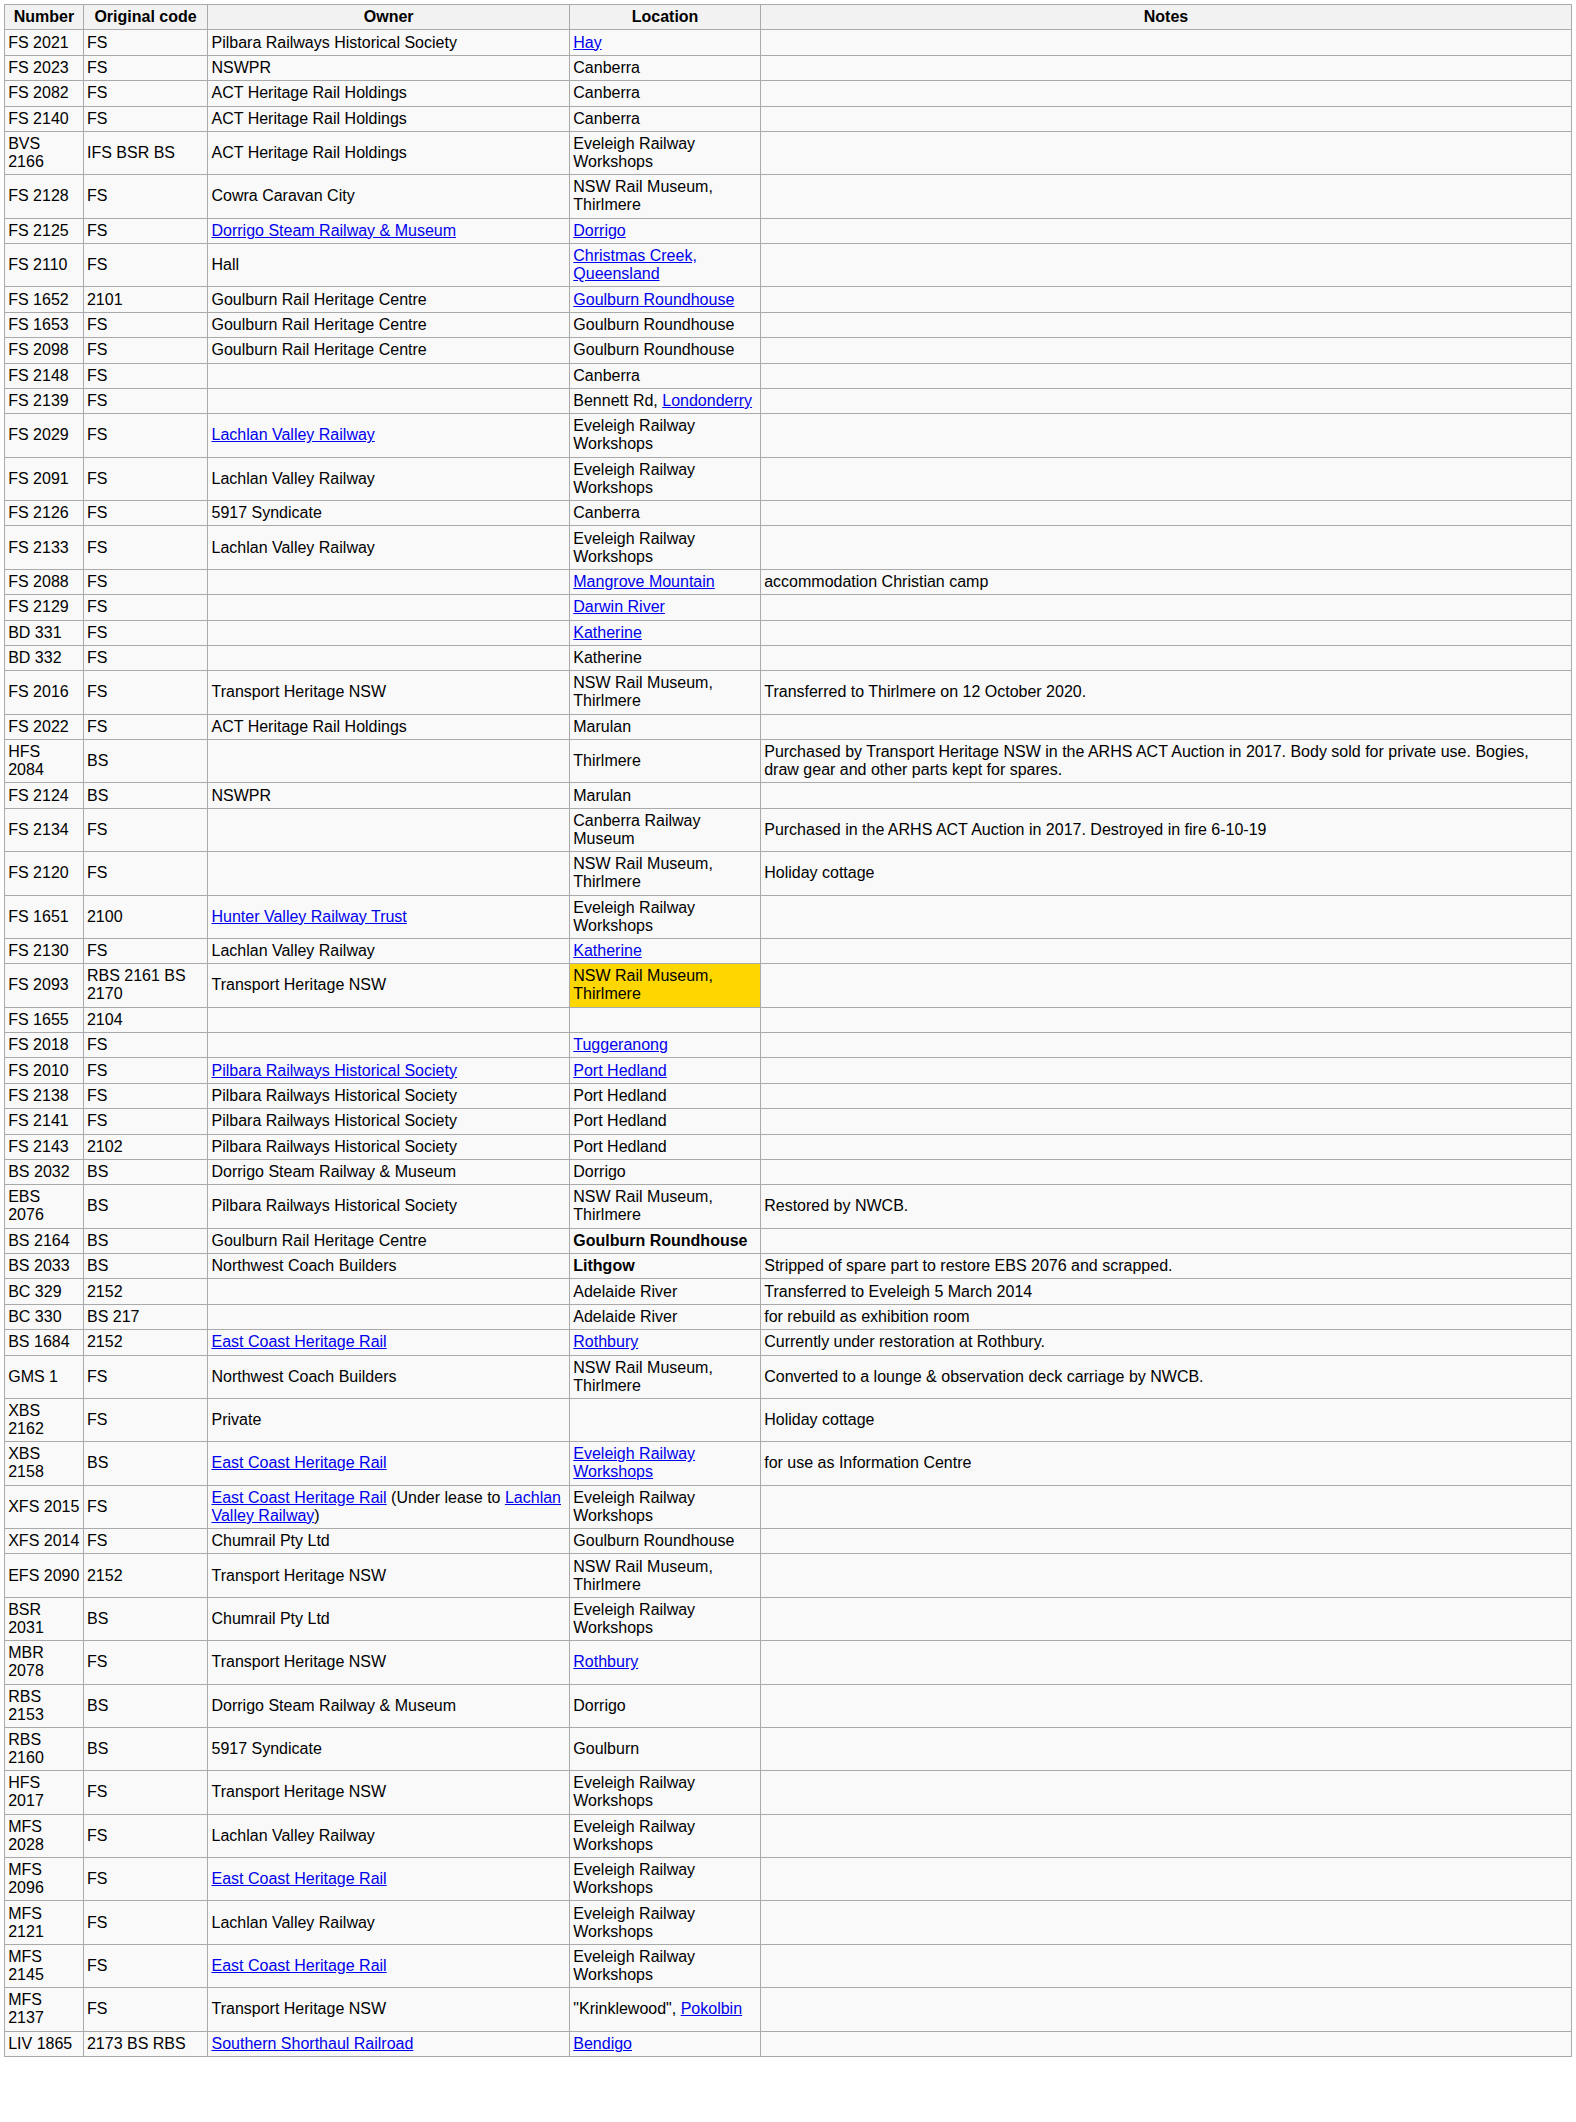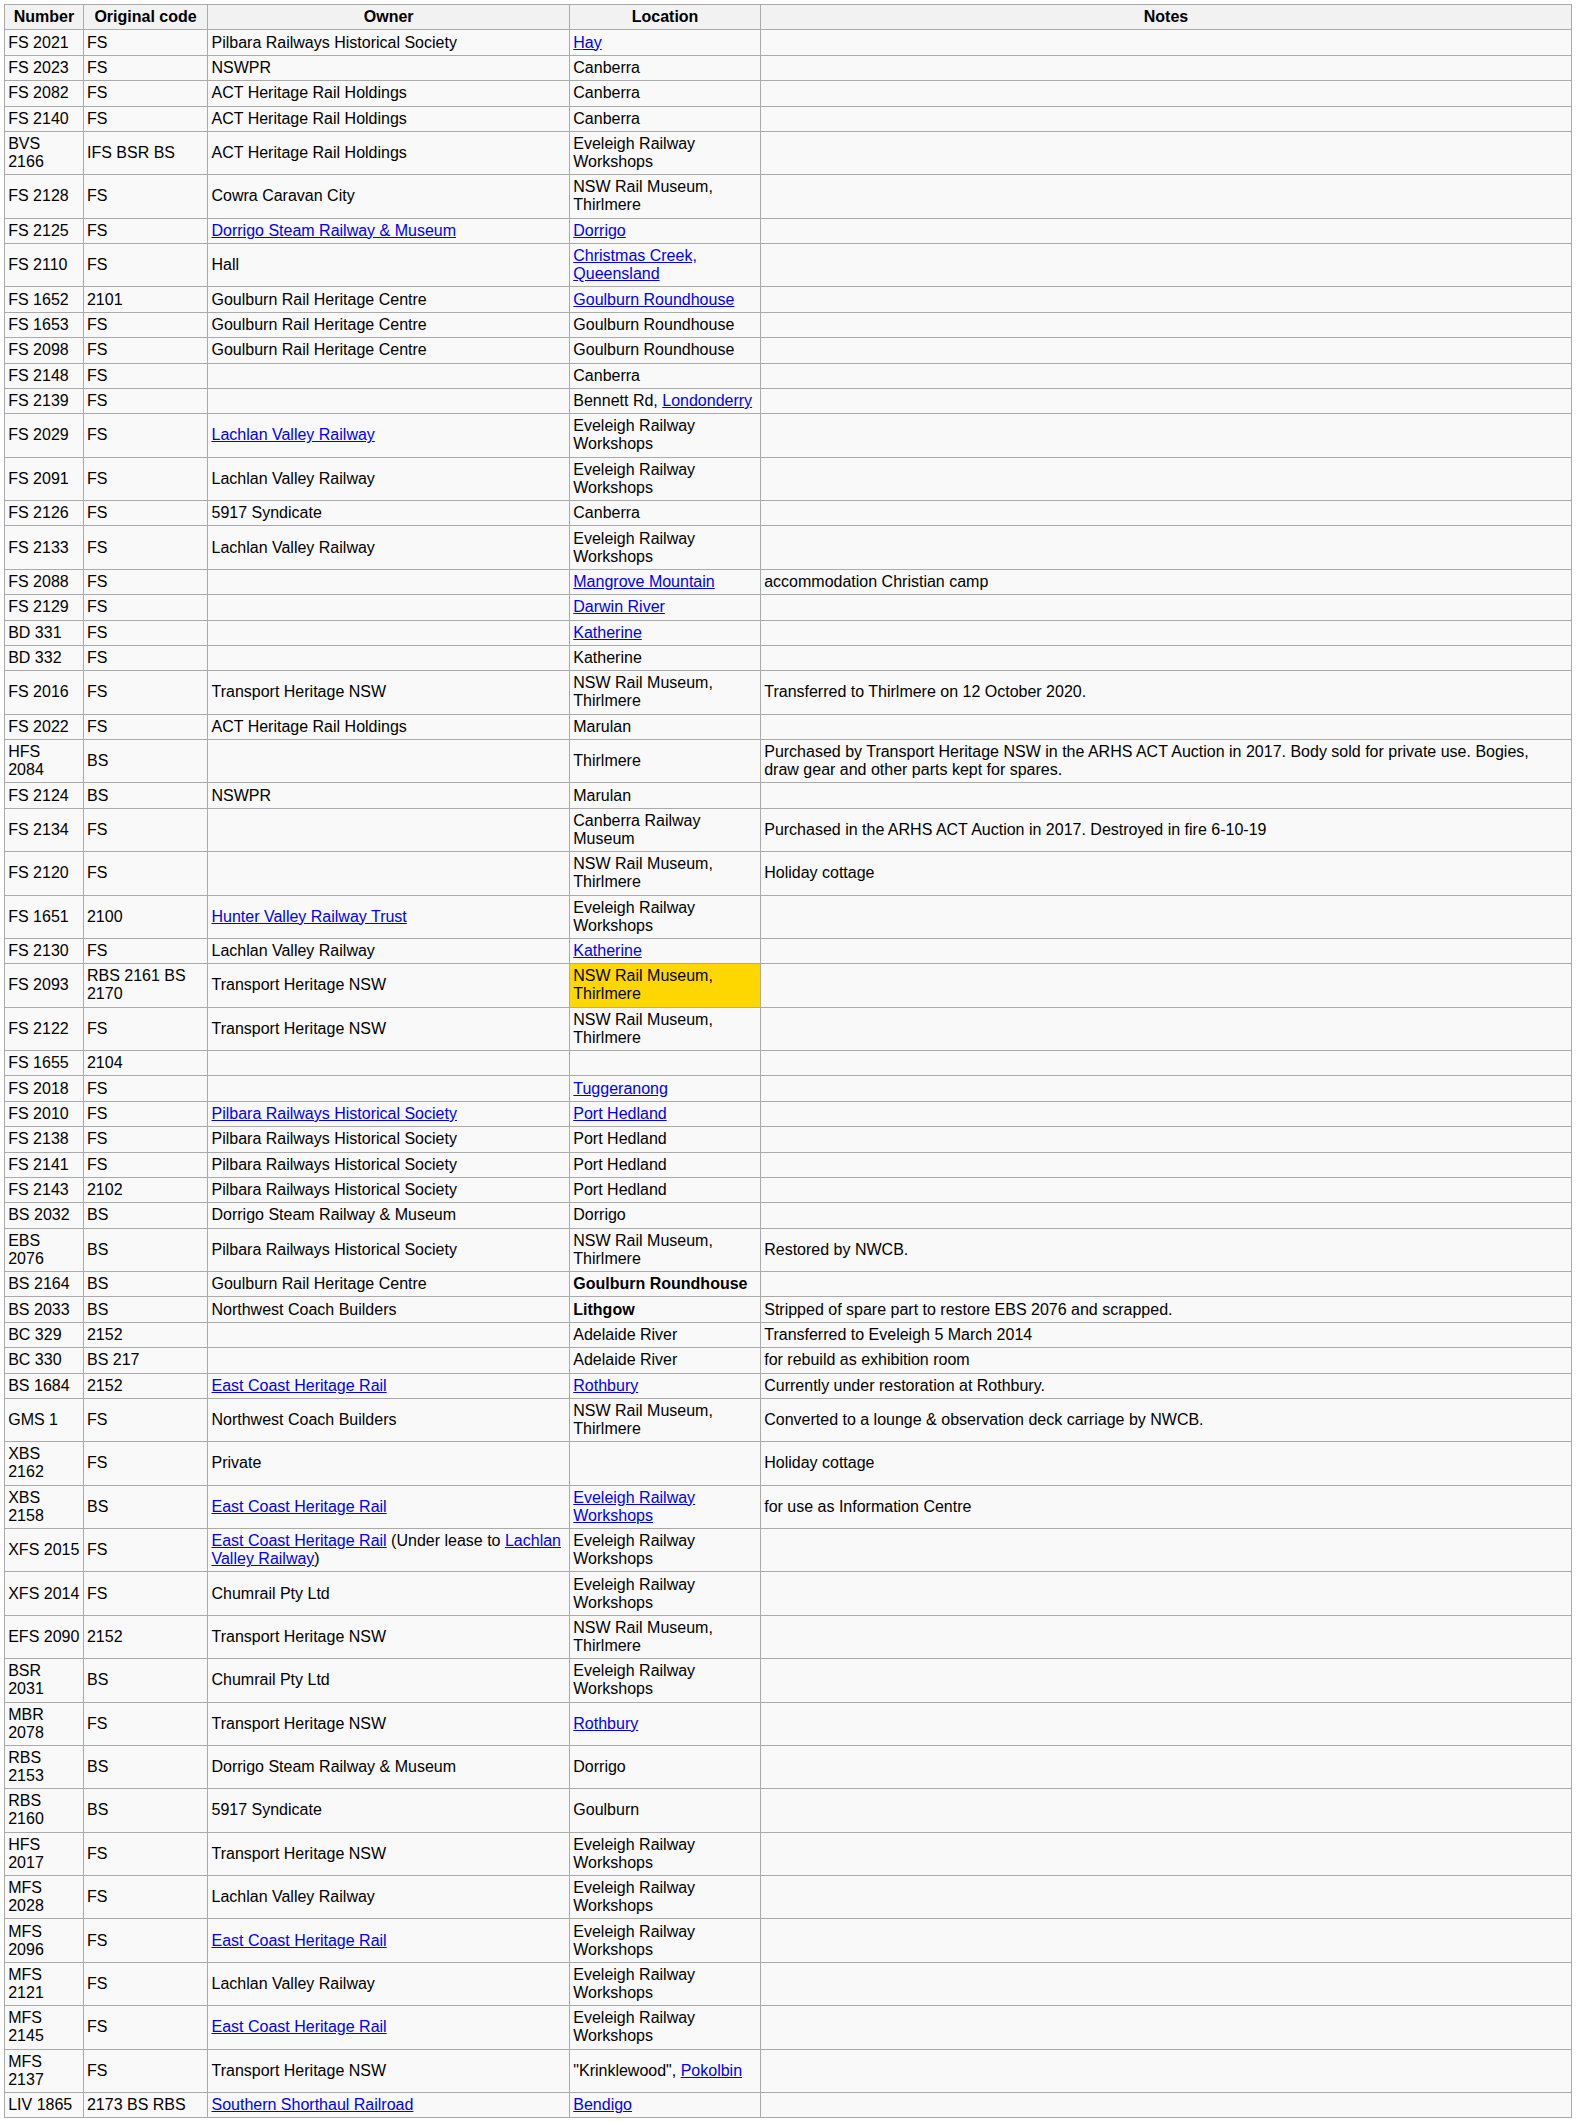+ row: (38, 1028)
(654, 1541) Goulburn Roundhouse -> (634, 1593) Eveleigh Railway Workshops
